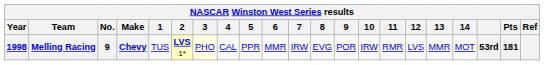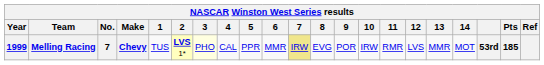(17, 47) 1998 -> (17, 47) 1999
(107, 47) 9 -> (107, 47) 7
(299, 47) no background -> (299, 47) khaki background
(511, 47) 181 -> (511, 47) 185
